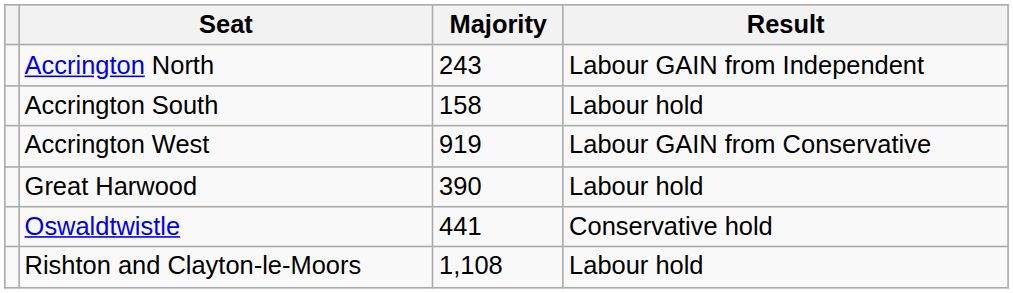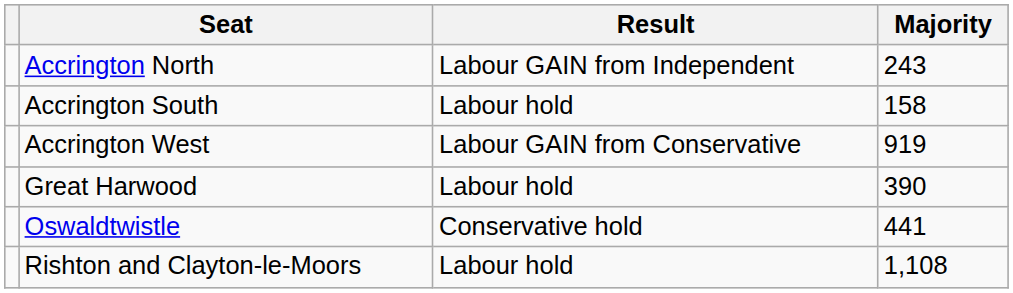columns swapped: (786, 24) <-> (498, 24)
